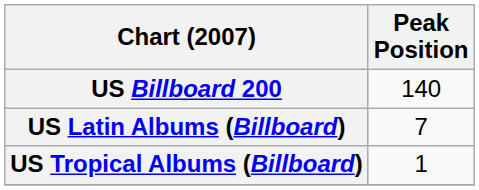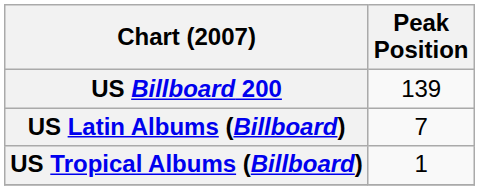(421, 88) 140 -> (421, 88) 139
